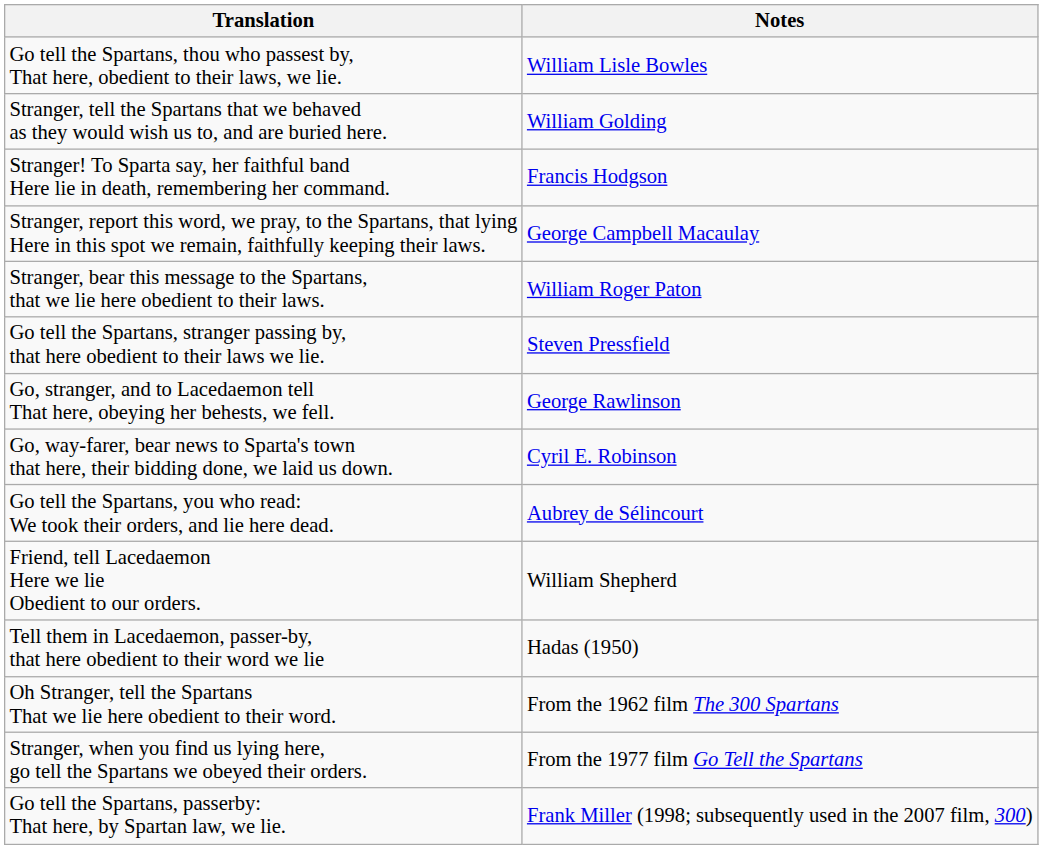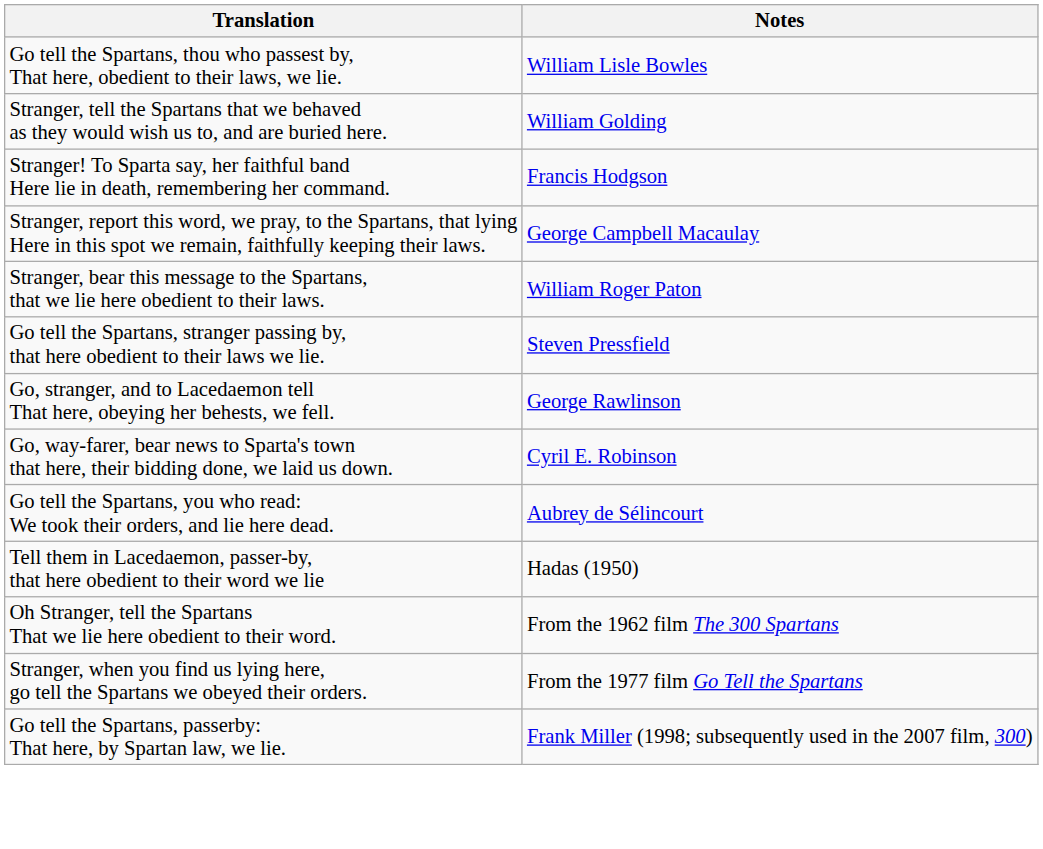- row: (110, 580)
